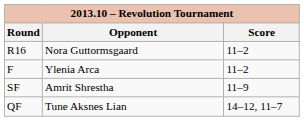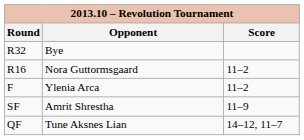+ row: (54, 50)
